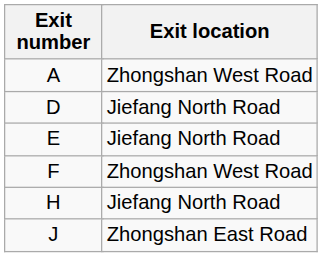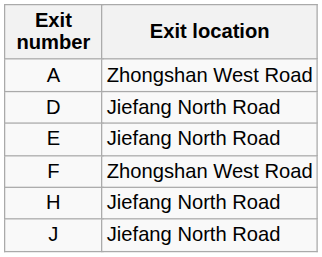(207, 235) Zhongshan East Road -> (194, 235) Jiefang North Road
